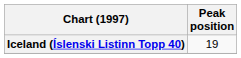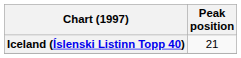(212, 44) 19 -> (212, 44) 21
